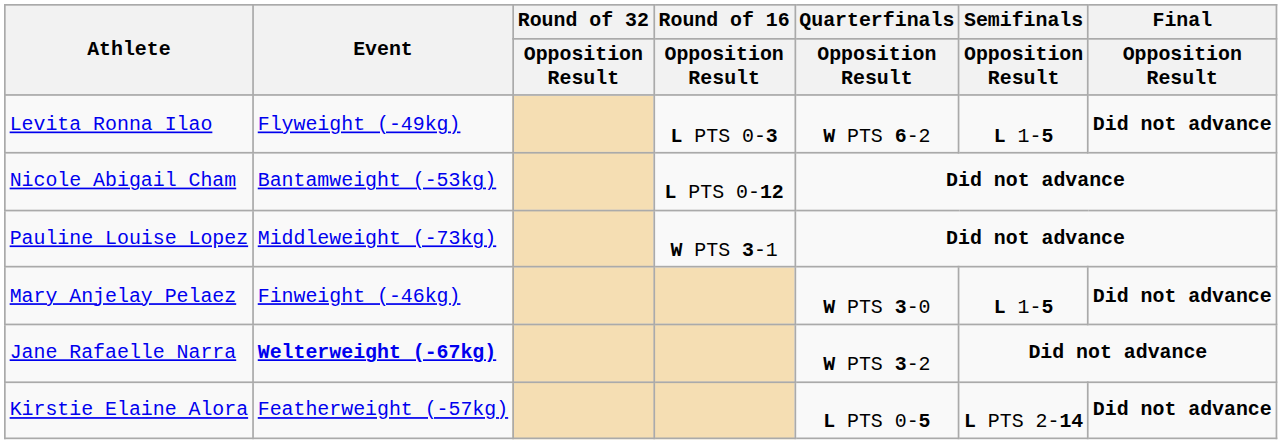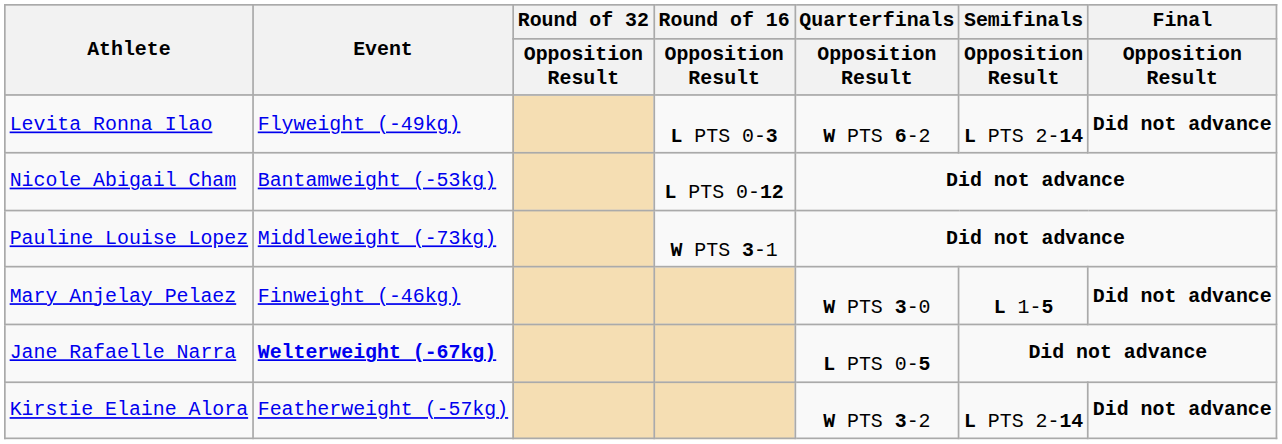(1024, 136) L 1-5 -> (1024, 136) L PTS 2-14
(877, 365) W PTS 3-2 -> (877, 365) L PTS 0-5
(877, 422) L PTS 0-5 -> (877, 422) W PTS 3-2
